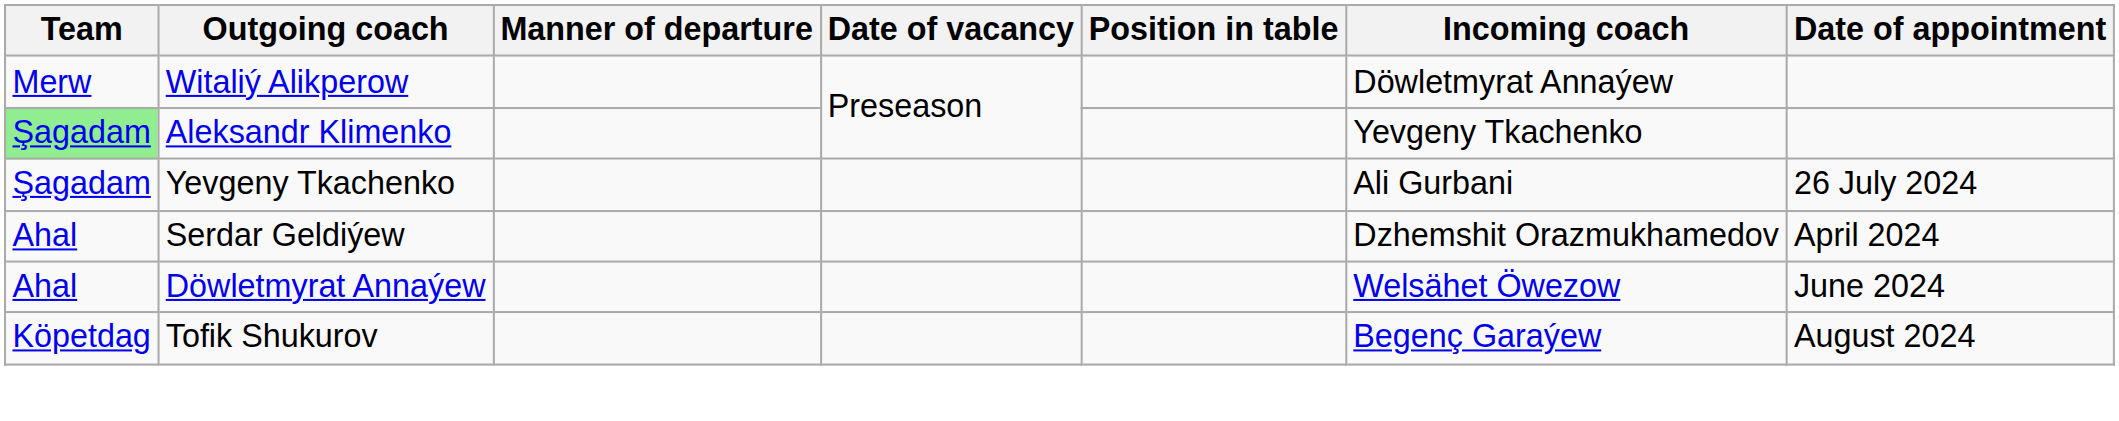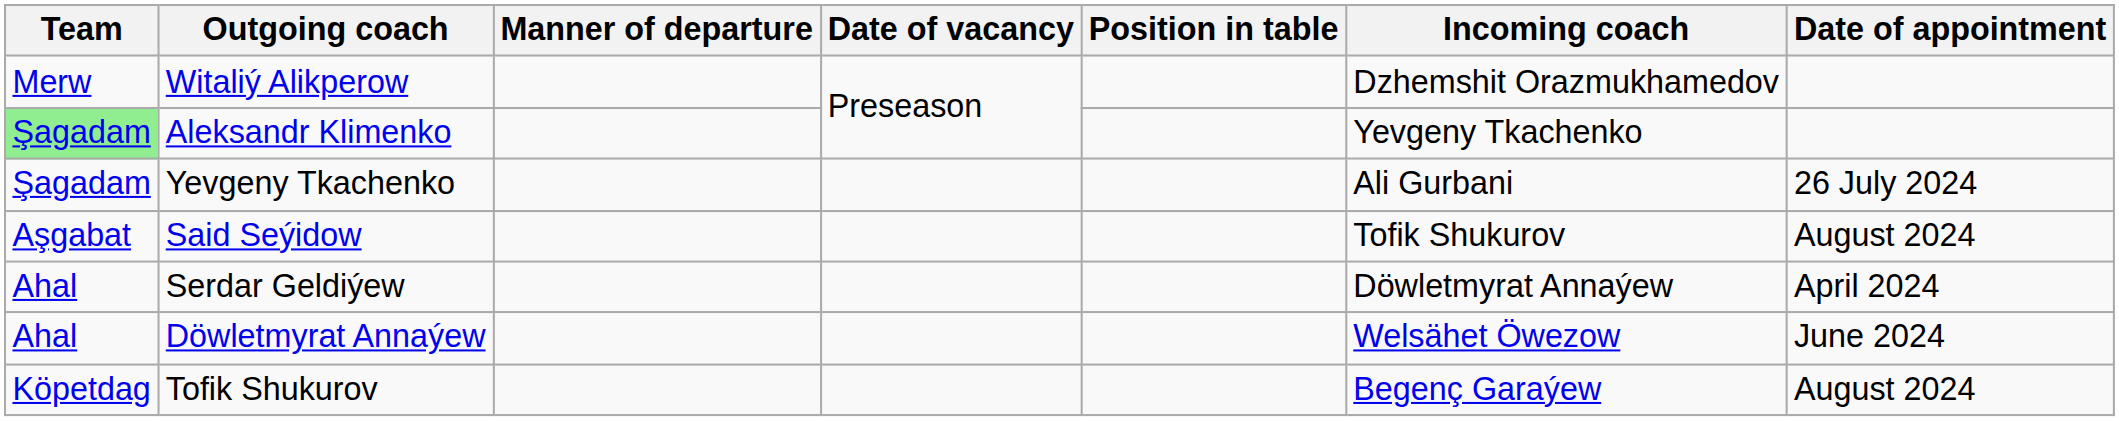(1513, 81) Döwletmyrat Annaýew -> (1566, 81) Dzhemshit Orazmukhamedov
+ row: (264, 235)
(1566, 235) Dzhemshit Orazmukhamedov -> (1513, 286) Döwletmyrat Annaýew
